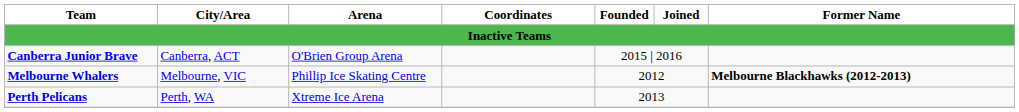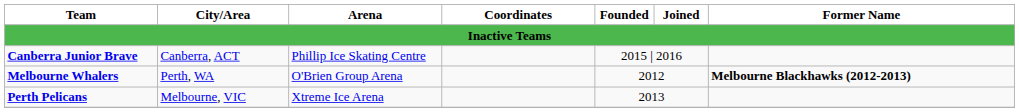(347, 55) O'Brien Group Arena -> (359, 55) Phillip Ice Skating Centre
(203, 76) Melbourne, VIC -> (187, 76) Perth, WA
(359, 76) Phillip Ice Skating Centre -> (347, 76) O'Brien Group Arena
(187, 96) Perth, WA -> (203, 96) Melbourne, VIC
